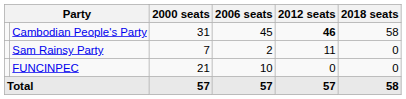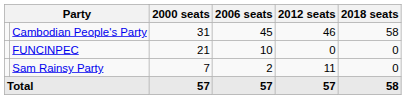(329, 31) bold -> (329, 31) normal
rows swapped: (46, 68) <-> (58, 49)
